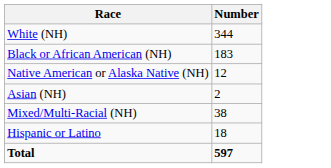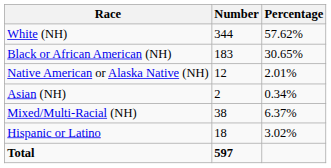+ column: (294, 14)
